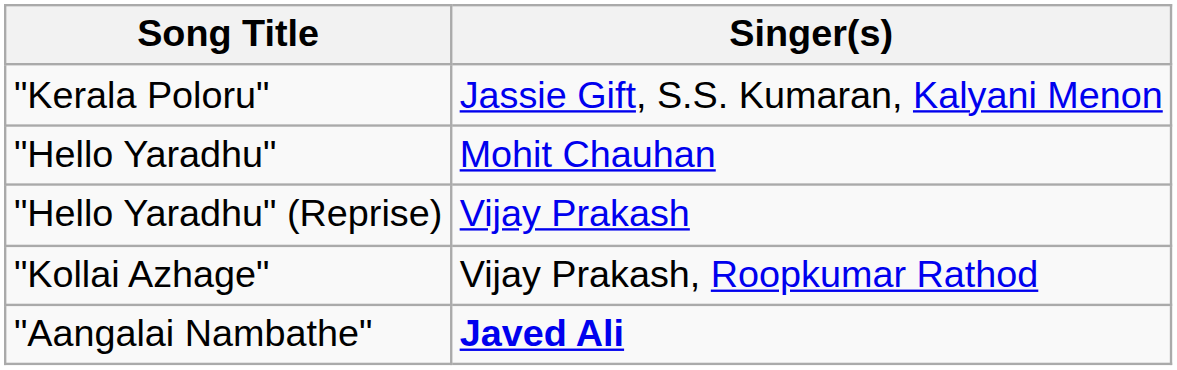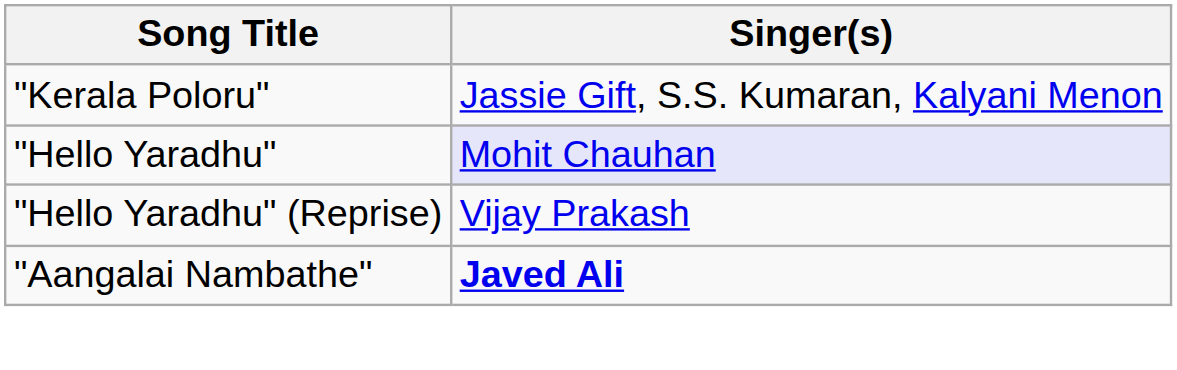(588, 154) no background -> (588, 154) lavender background
- row: (142, 273)
